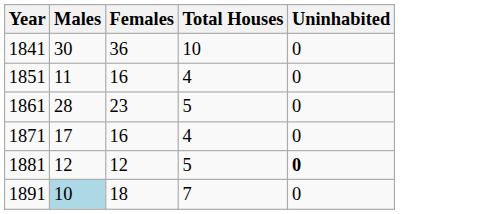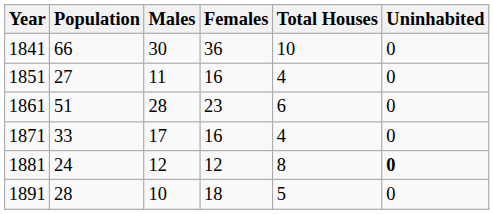+ column: (97, 19)
(187, 106) 5 -> (281, 106) 6
(187, 164) 5 -> (281, 164) 8
(63, 194) lightblue background -> (158, 194) no background
(187, 194) 7 -> (281, 194) 5
